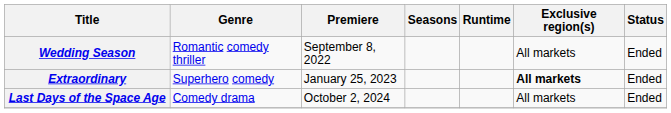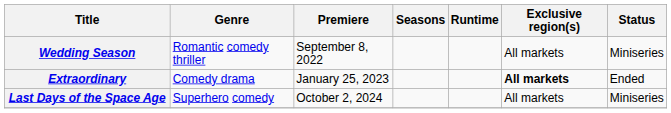(645, 53) Ended -> (637, 53) Miniseries
(223, 79) Superhero comedy -> (214, 79) Comedy drama
(214, 98) Comedy drama -> (223, 98) Superhero comedy
(645, 98) Ended -> (637, 98) Miniseries
